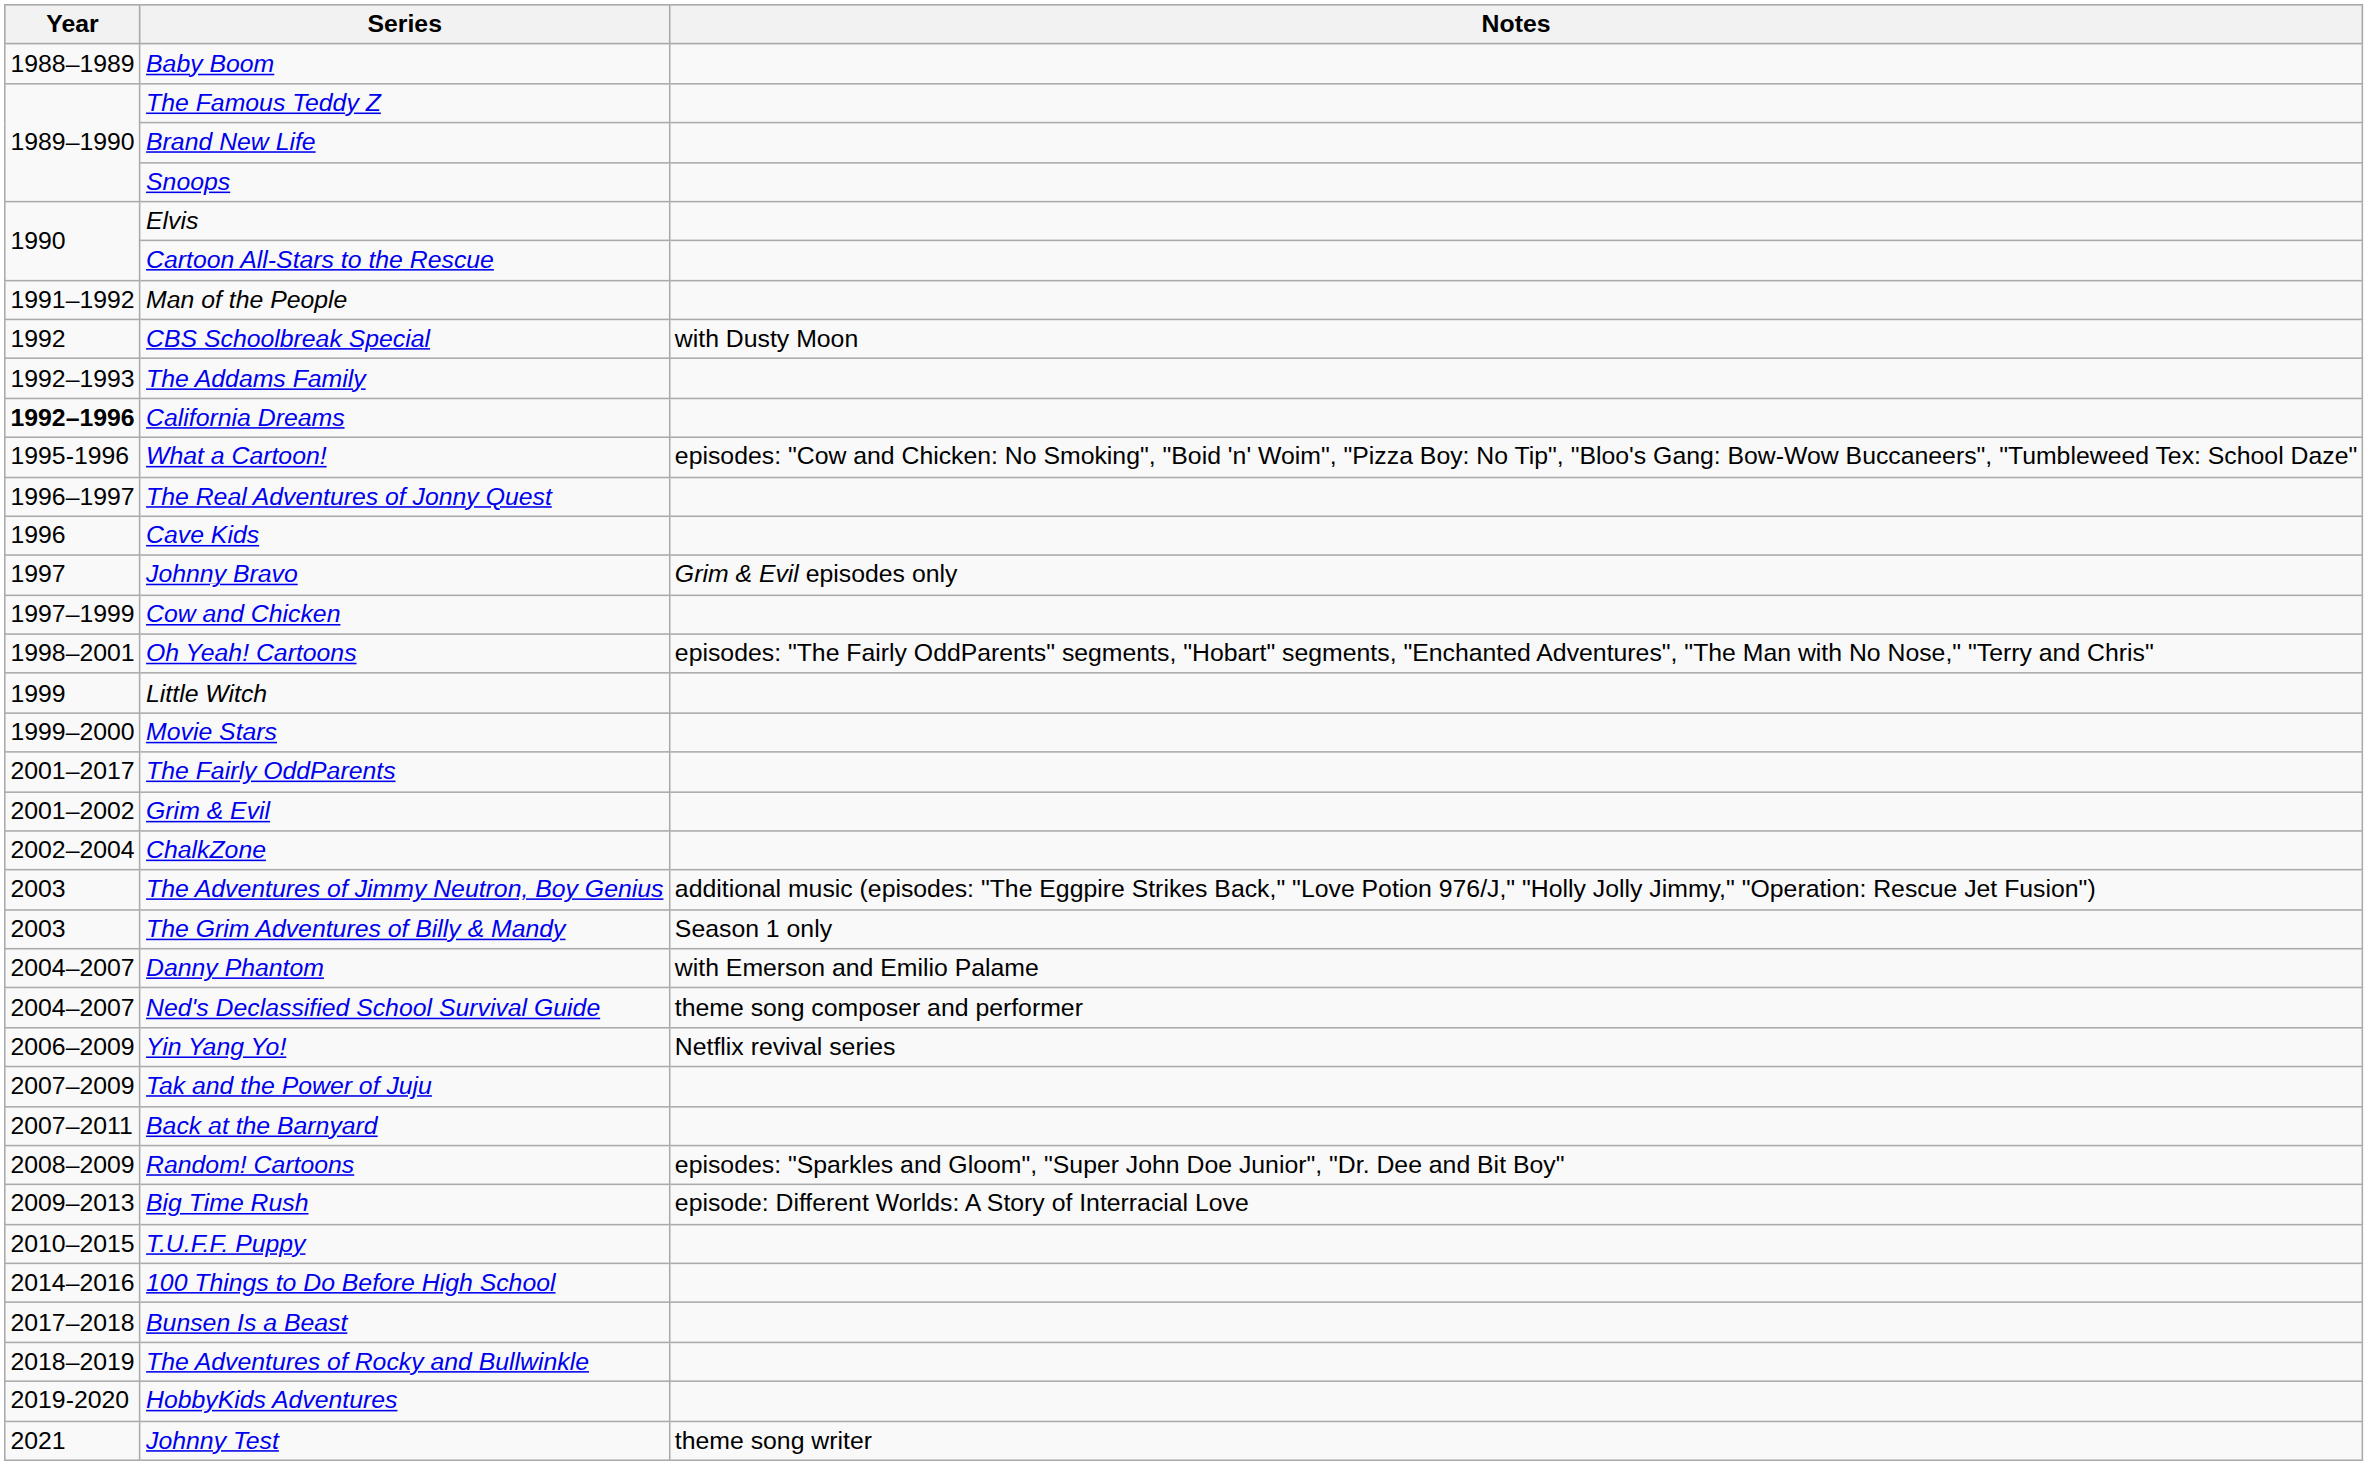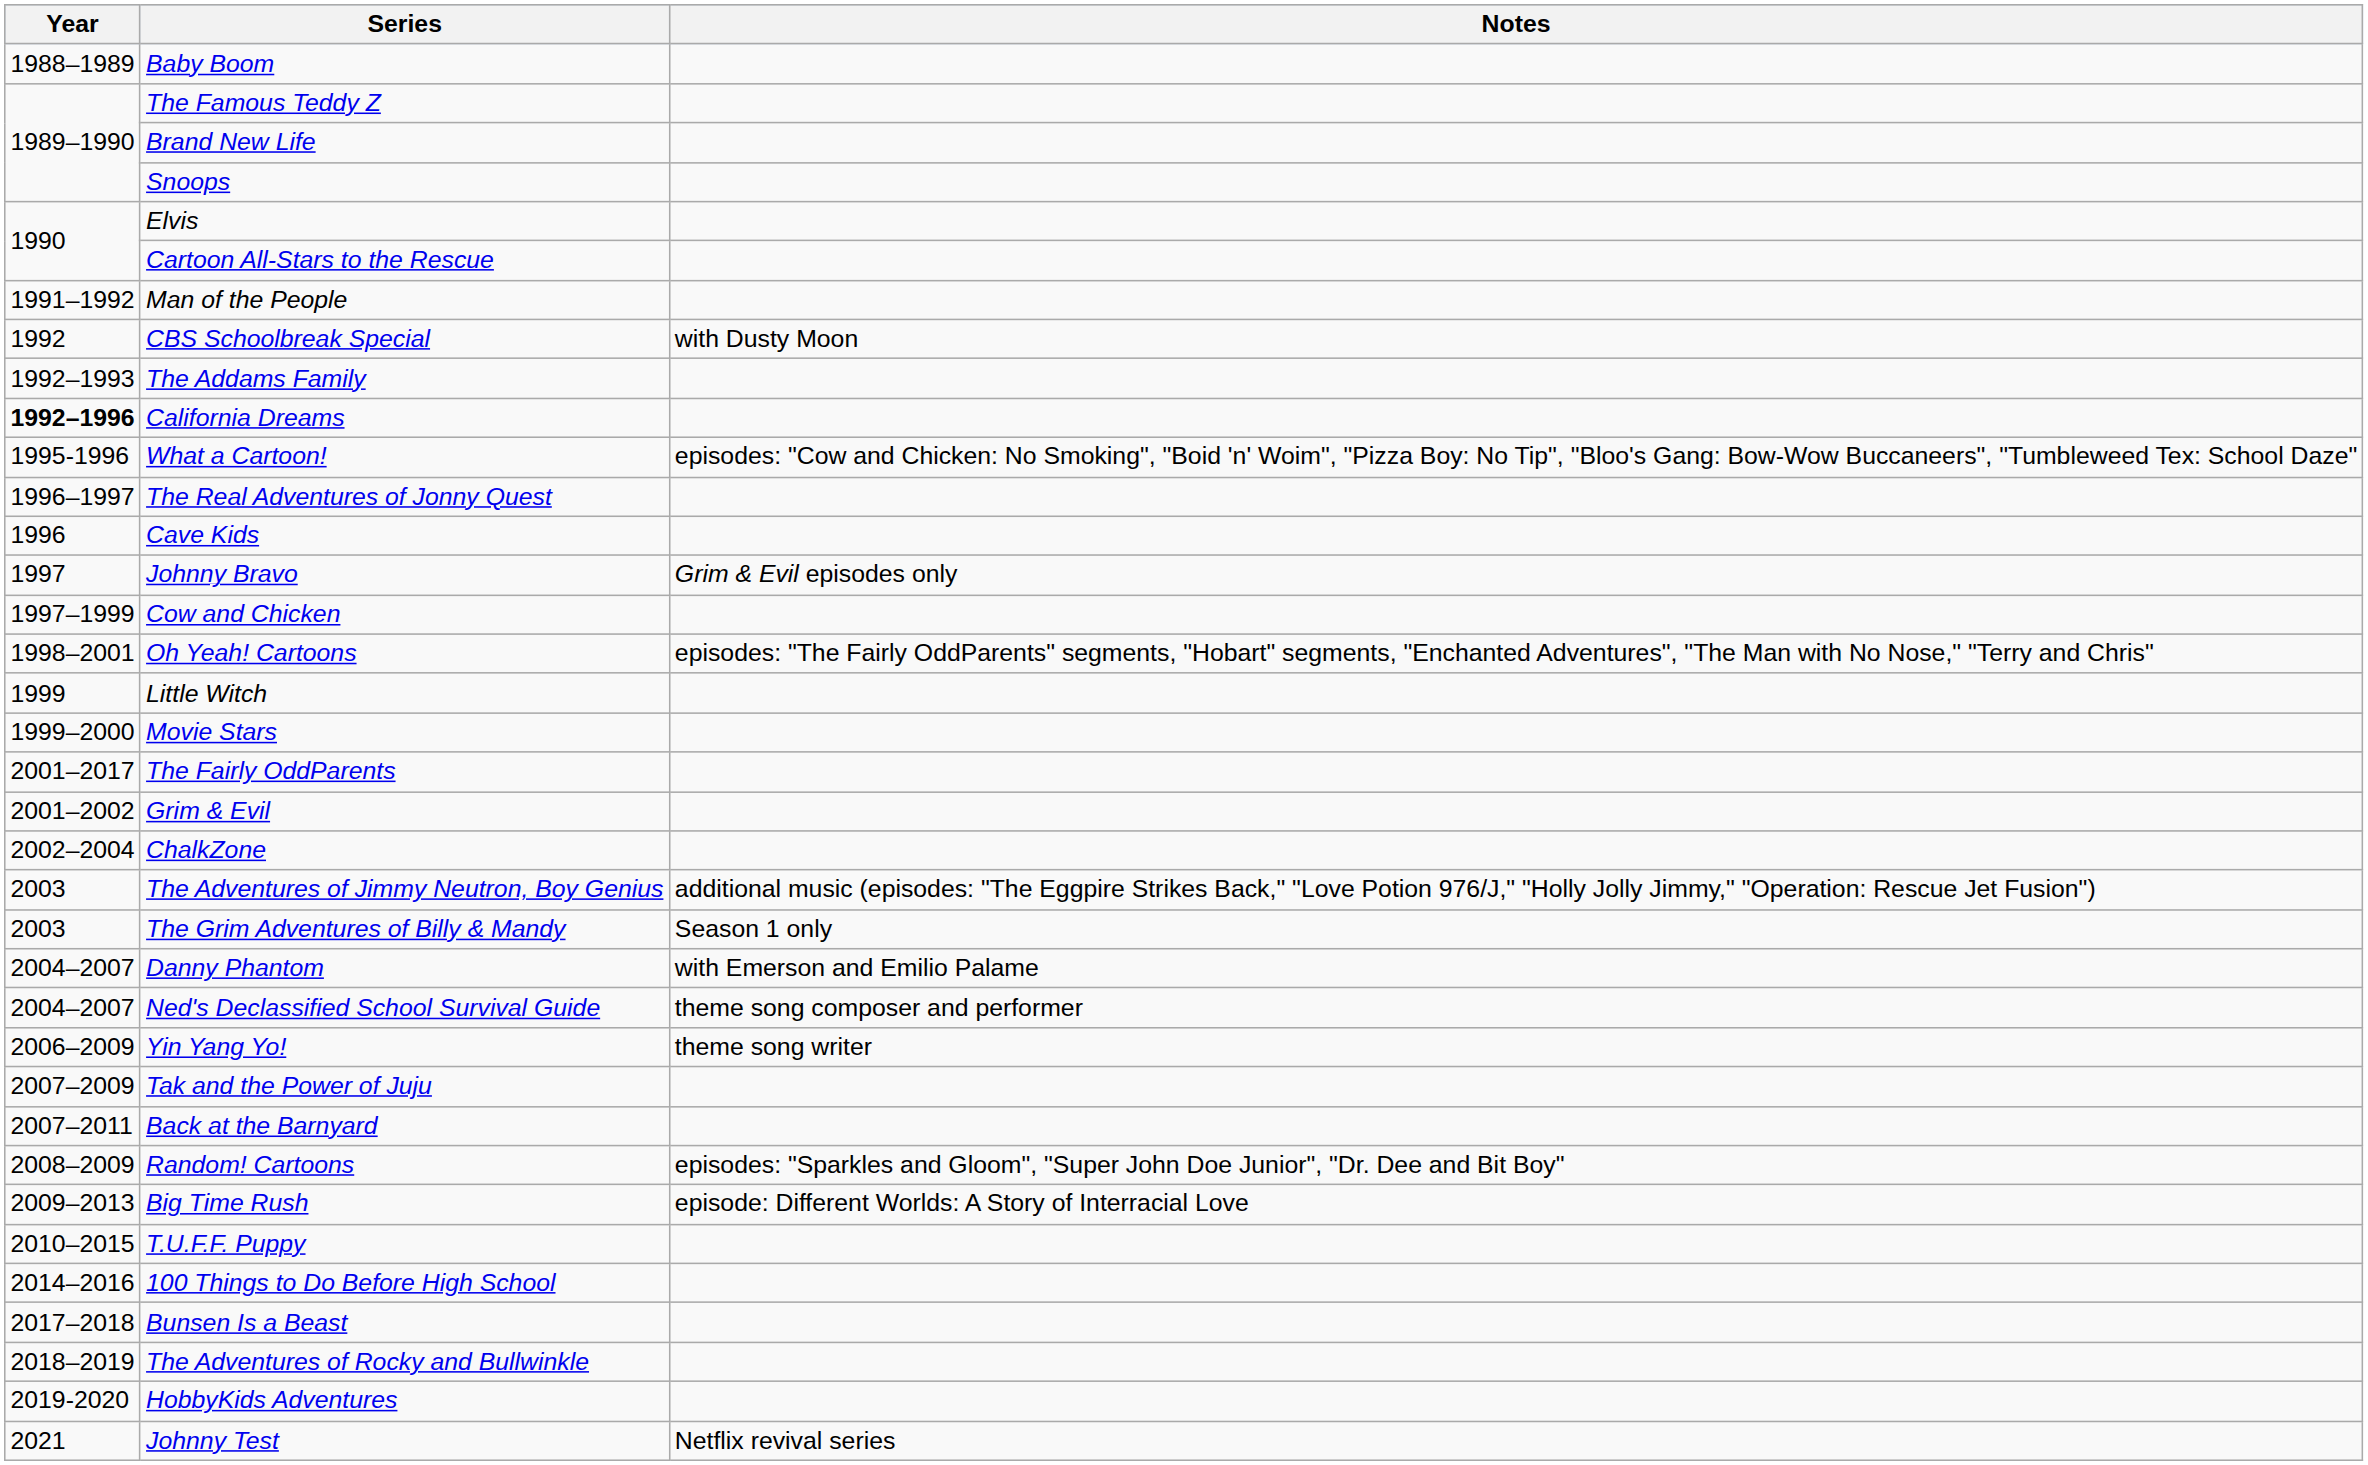(785, 1046) Netflix revival series -> (773, 1046) theme song writer
(773, 1440) theme song writer -> (785, 1440) Netflix revival series
